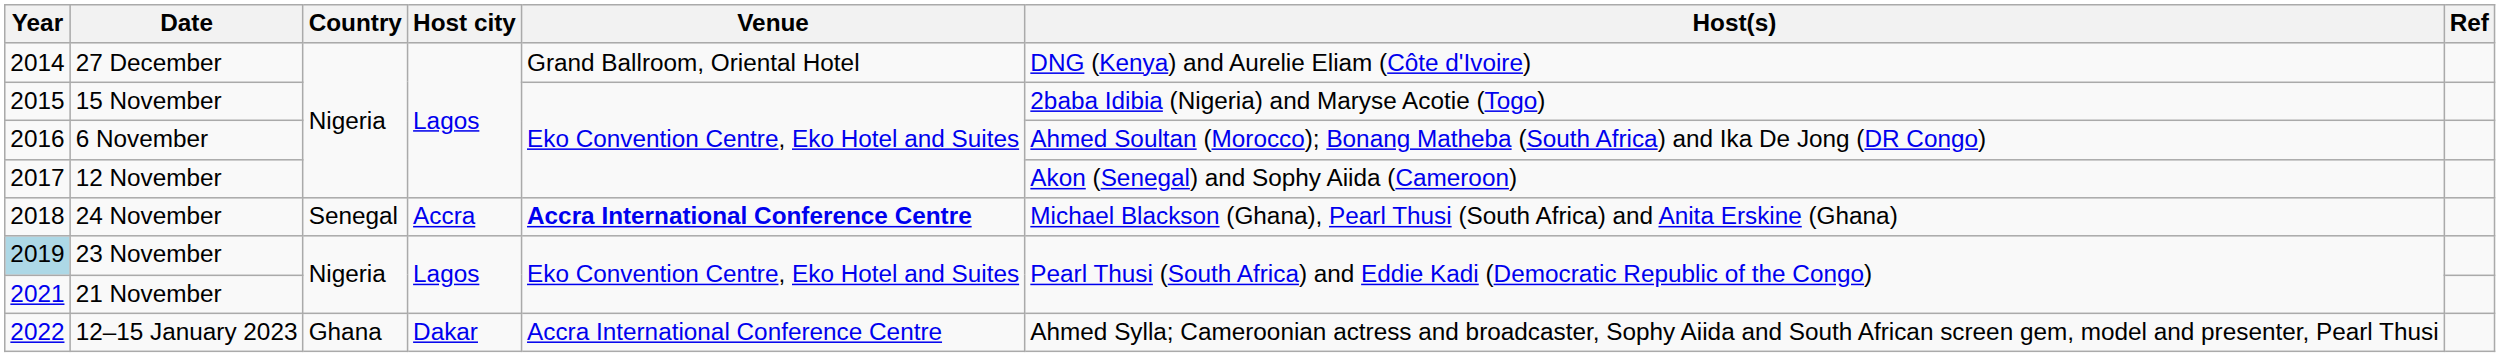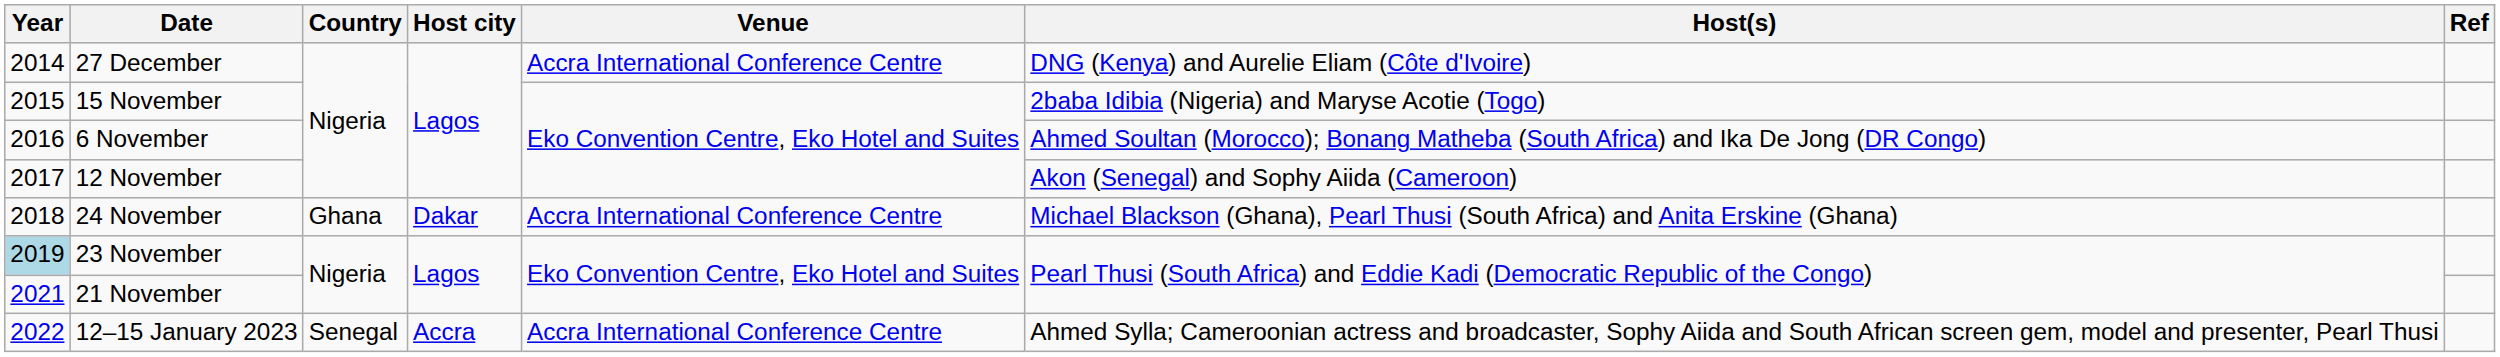(693, 62) Grand Ballroom, Oriental Hotel -> (735, 62) Accra International Conference Centre
(353, 216) Senegal -> (345, 216) Ghana
(444, 216) Accra -> (446, 216) Dakar
(749, 216) bold -> (735, 216) normal
(345, 332) Ghana -> (353, 332) Senegal
(446, 332) Dakar -> (444, 332) Accra
